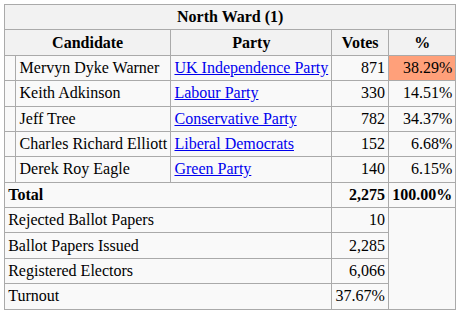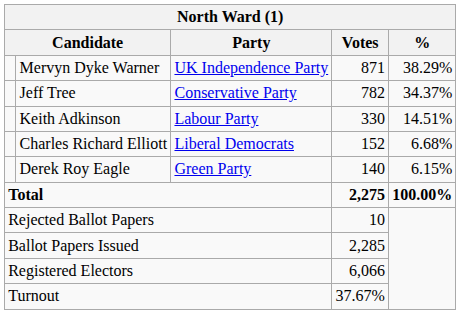(428, 67) lightsalmon background -> (428, 67) no background
rows swapped: (48, 118) <-> (70, 93)
